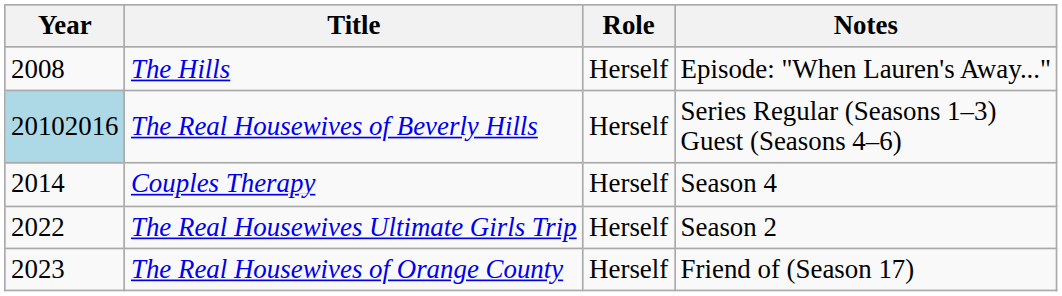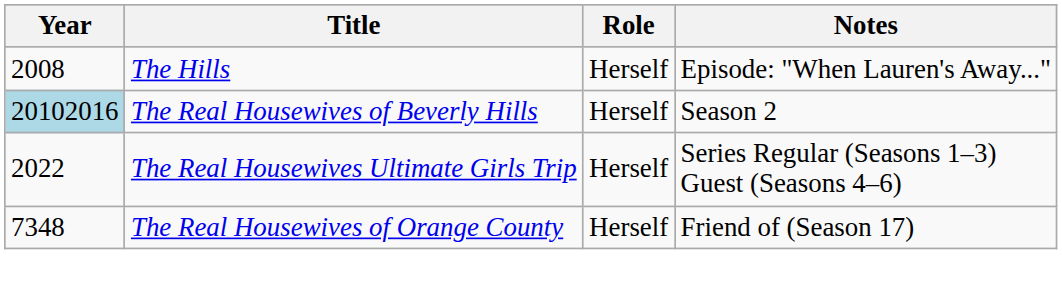(838, 126) Series Regular (Seasons 1–3) Guest (Seasons 4–6) -> (729, 111) Season 2
- row: (223, 183)
(729, 226) Season 2 -> (838, 168) Series Regular (Seasons 1–3) Guest (Seasons 4–6)
(38, 269) 2023 -> (38, 226) 7348
